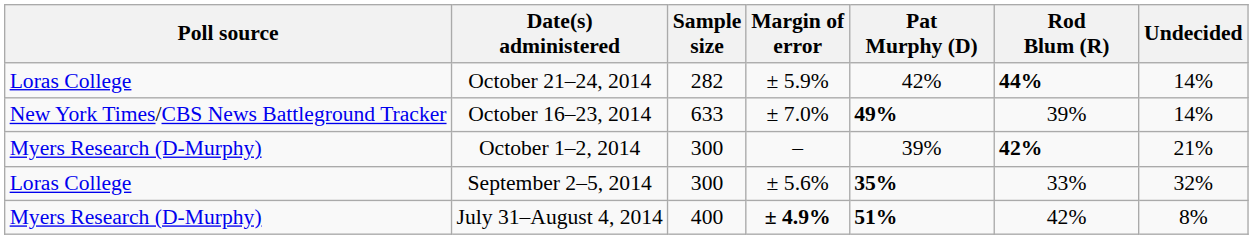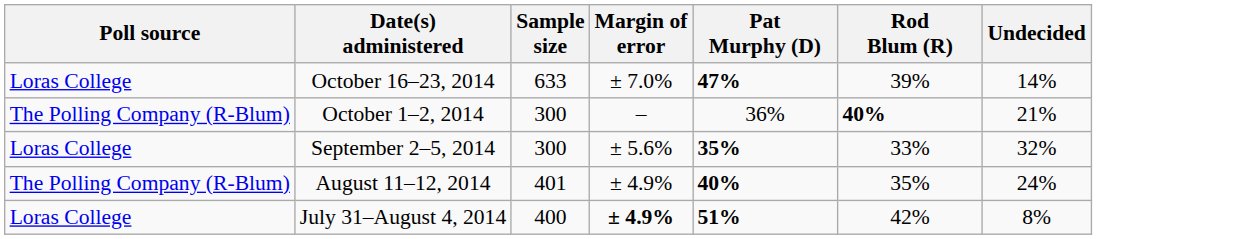- row: (560, 80)
(228, 114) New York Times/CBS News Battleground Tracker -> (71, 80) Loras College
(876, 114) 49% -> (719, 80) 47%
(136, 148) Myers Research (D-Murphy) -> (150, 114) The Polling Company (R-Blum)
(922, 148) 39% -> (765, 114) 36%
(1021, 148) 42% -> (864, 114) 40%
+ row: (403, 182)
(136, 217) Myers Research (D-Murphy) -> (71, 217) Loras College
